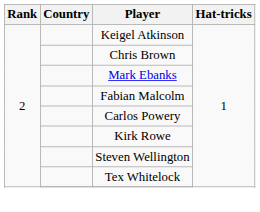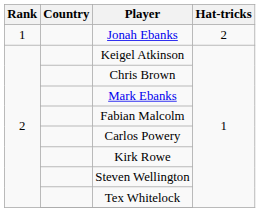+ row: (142, 34)
